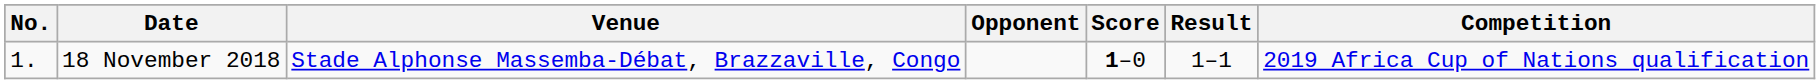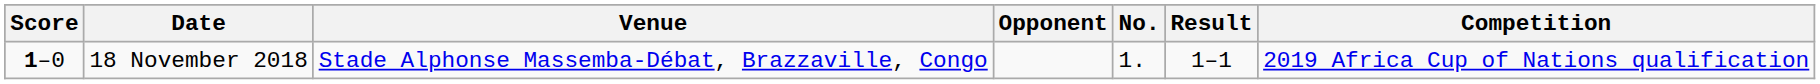columns swapped: (31, 23) <-> (1125, 23)
